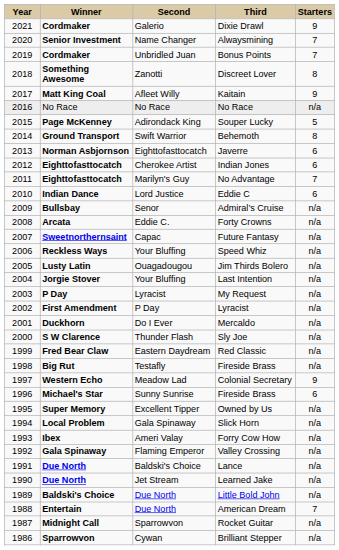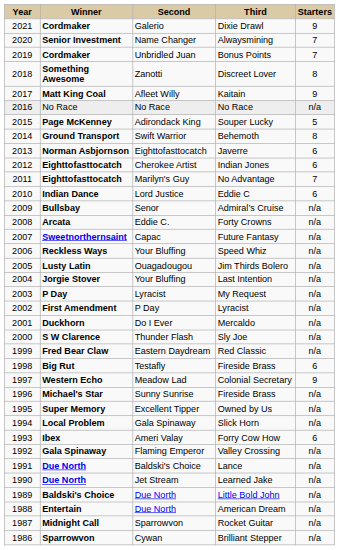(315, 366) n/a -> (315, 366) 6
(315, 395) 6 -> (315, 395) n/a
(315, 438) n/a -> (315, 438) 6
(315, 509) 7 -> (315, 509) n/a
